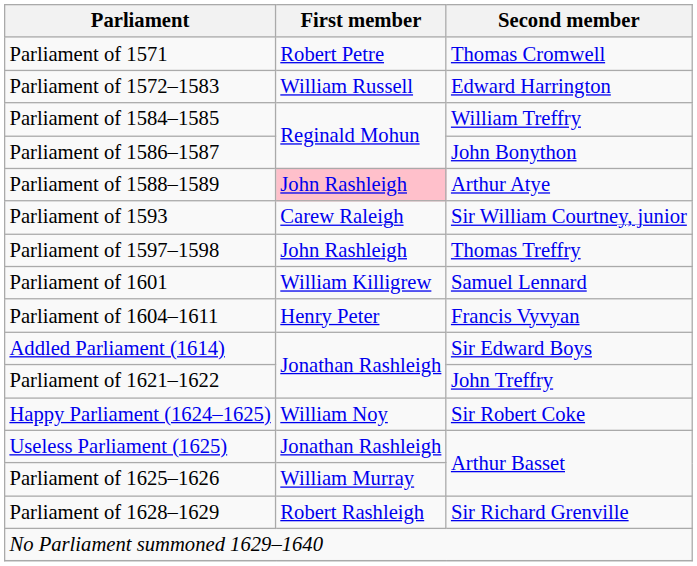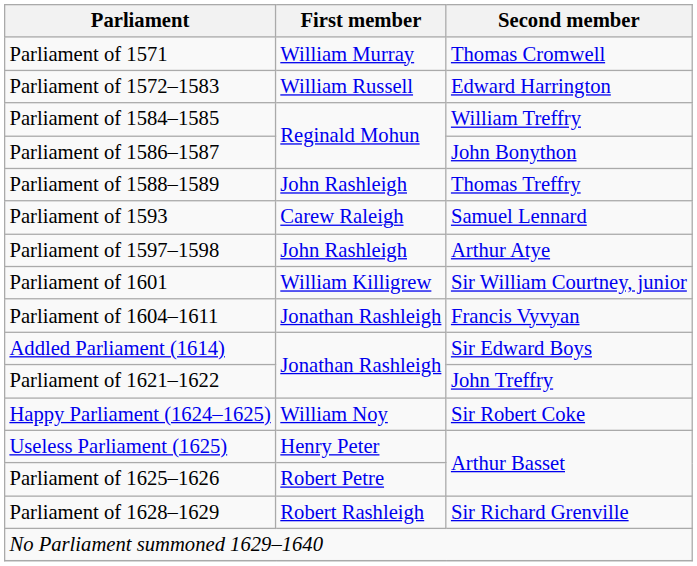(332, 53) Robert Petre -> (347, 53) William Murray
(344, 184) pink background -> (344, 184) no background
(500, 184) Arthur Atye -> (516, 184) Thomas Treffry
(569, 217) Sir William Courtney, junior -> (519, 217) Samuel Lennard
(516, 250) Thomas Treffry -> (500, 250) Arthur Atye
(519, 282) Samuel Lennard -> (569, 282) Sir William Courtney, junior
(330, 315) Henry Peter -> (361, 315) Jonathan Rashleigh
(361, 446) Jonathan Rashleigh -> (330, 446) Henry Peter
(347, 479) William Murray -> (332, 479) Robert Petre
